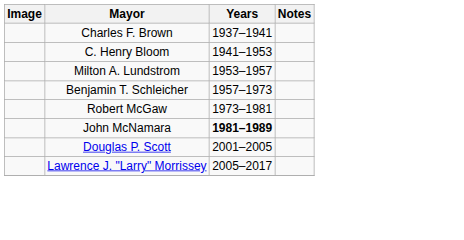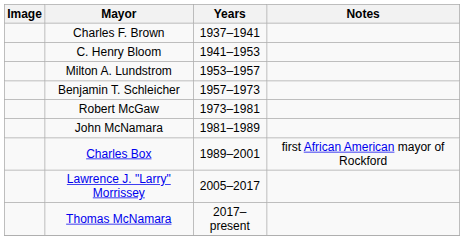(242, 128) bold -> (230, 128) normal
+ row: (119, 153)
- row: (127, 147)
+ row: (119, 219)
